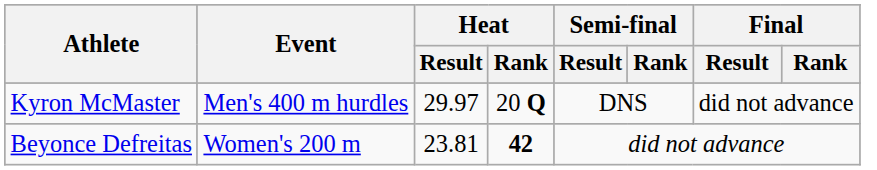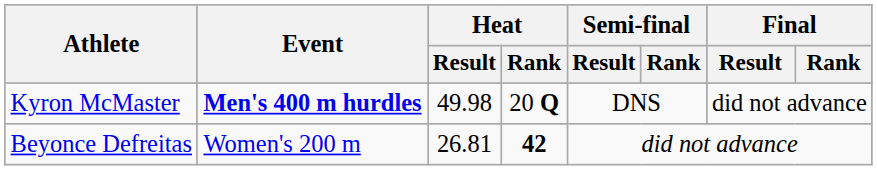(306, 103) normal -> (313, 103) bold
(451, 103) 29.97 -> (464, 103) 49.98
(451, 144) 23.81 -> (464, 144) 26.81
